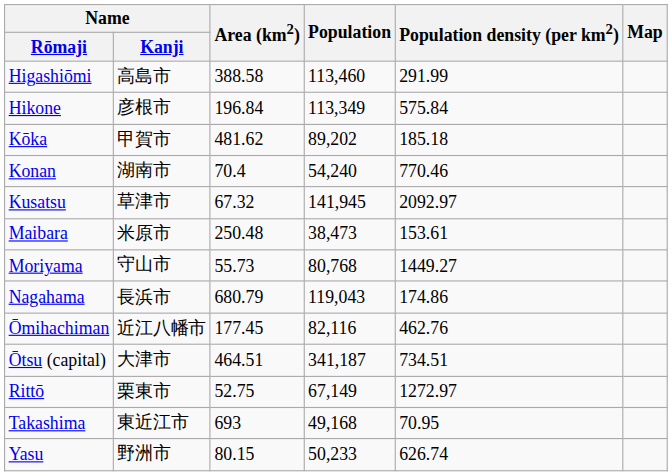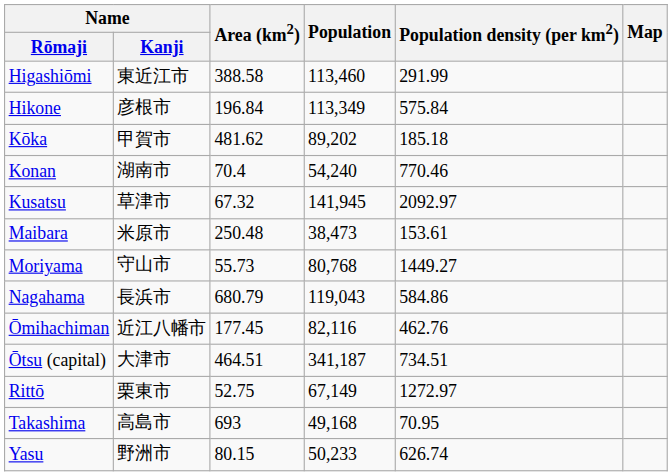(144, 76) 高島市 -> (153, 76) 東近江市
(424, 297) 174.86 -> (424, 297) 584.86
(153, 422) 東近江市 -> (144, 422) 高島市
